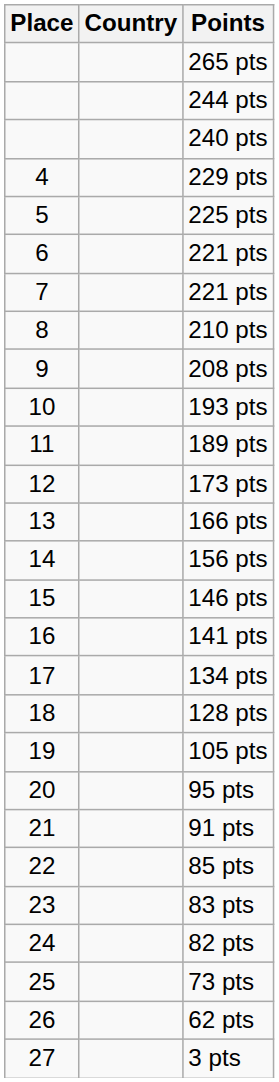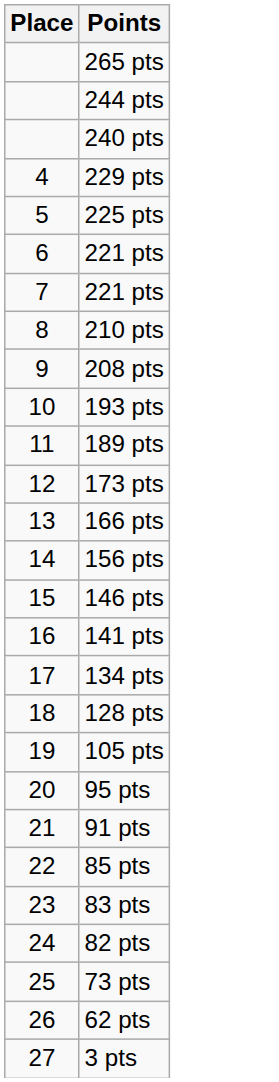- column: (131, 23)
